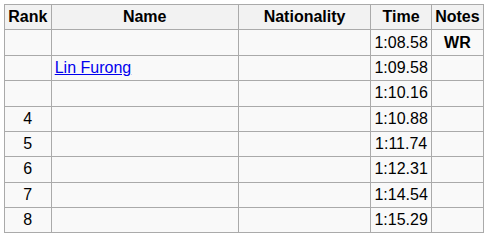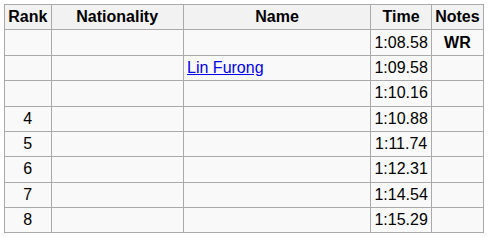columns swapped: (145, 17) <-> (305, 17)
